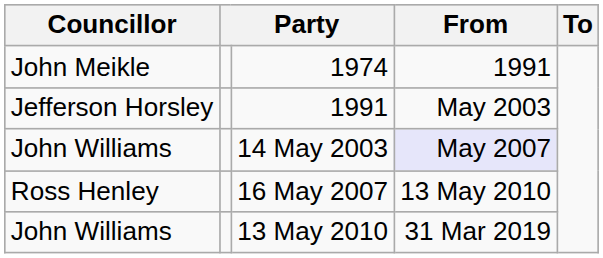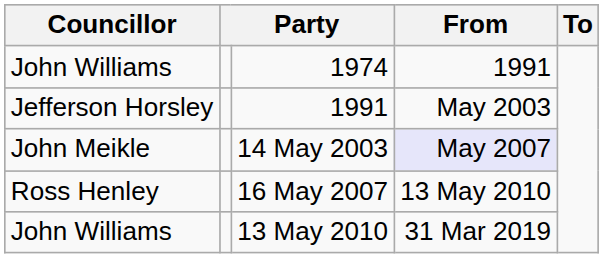(80, 66) John Meikle -> (91, 66) John Williams
(91, 149) John Williams -> (80, 149) John Meikle
